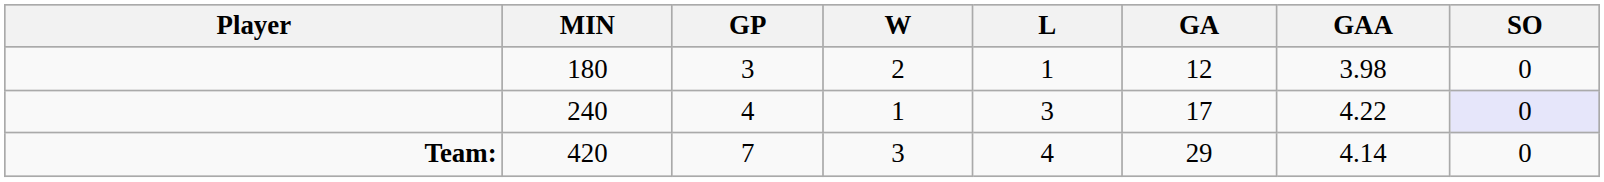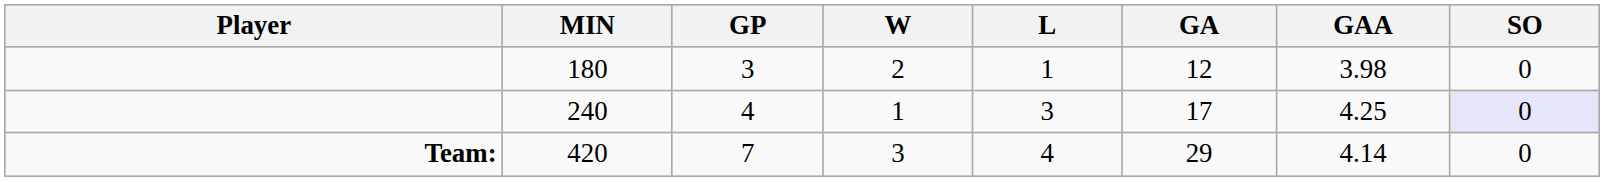(1363, 111) 4.22 -> (1363, 111) 4.25
